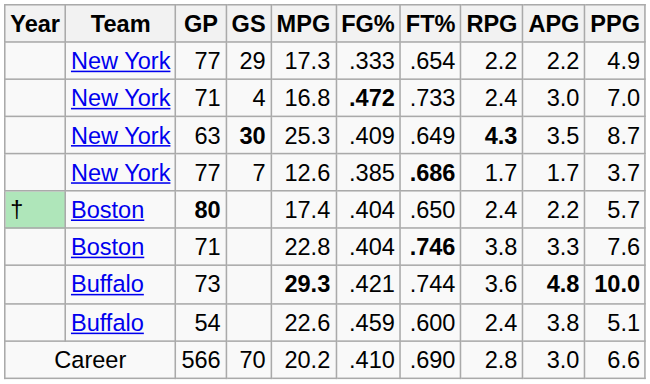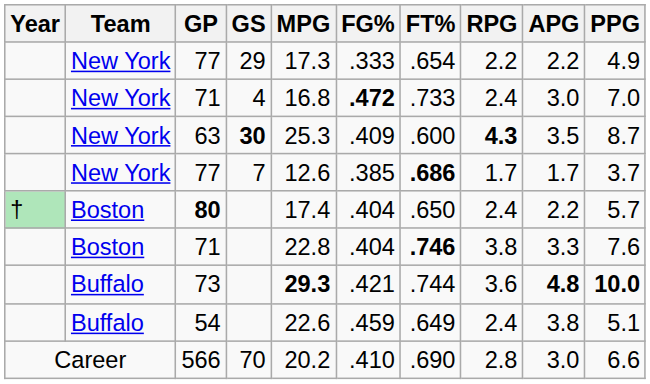(433, 136) .649 -> (433, 136) .600
(433, 322) .600 -> (433, 322) .649
